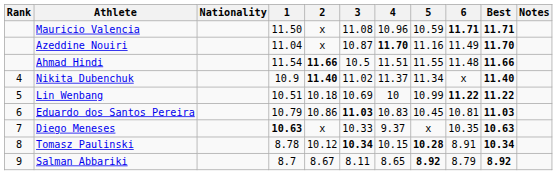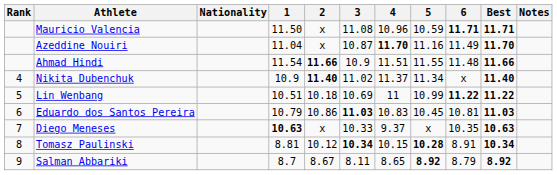(358, 62) 10.5 -> (358, 62) 10.9
(393, 95) 10 -> (393, 95) 11
(287, 145) 8.78 -> (287, 145) 8.81
